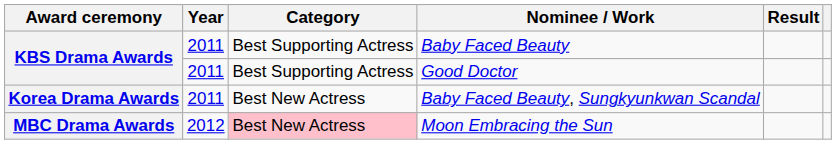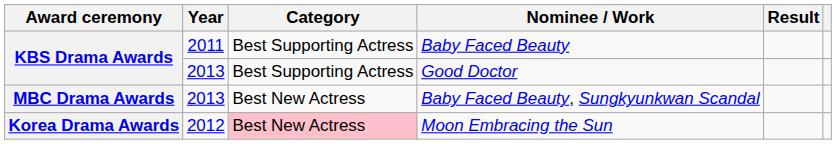(206, 71) 2011 -> (206, 71) 2013
(94, 98) Korea Drama Awards -> (94, 98) MBC Drama Awards
(206, 98) 2011 -> (206, 98) 2013
(94, 125) MBC Drama Awards -> (94, 125) Korea Drama Awards
